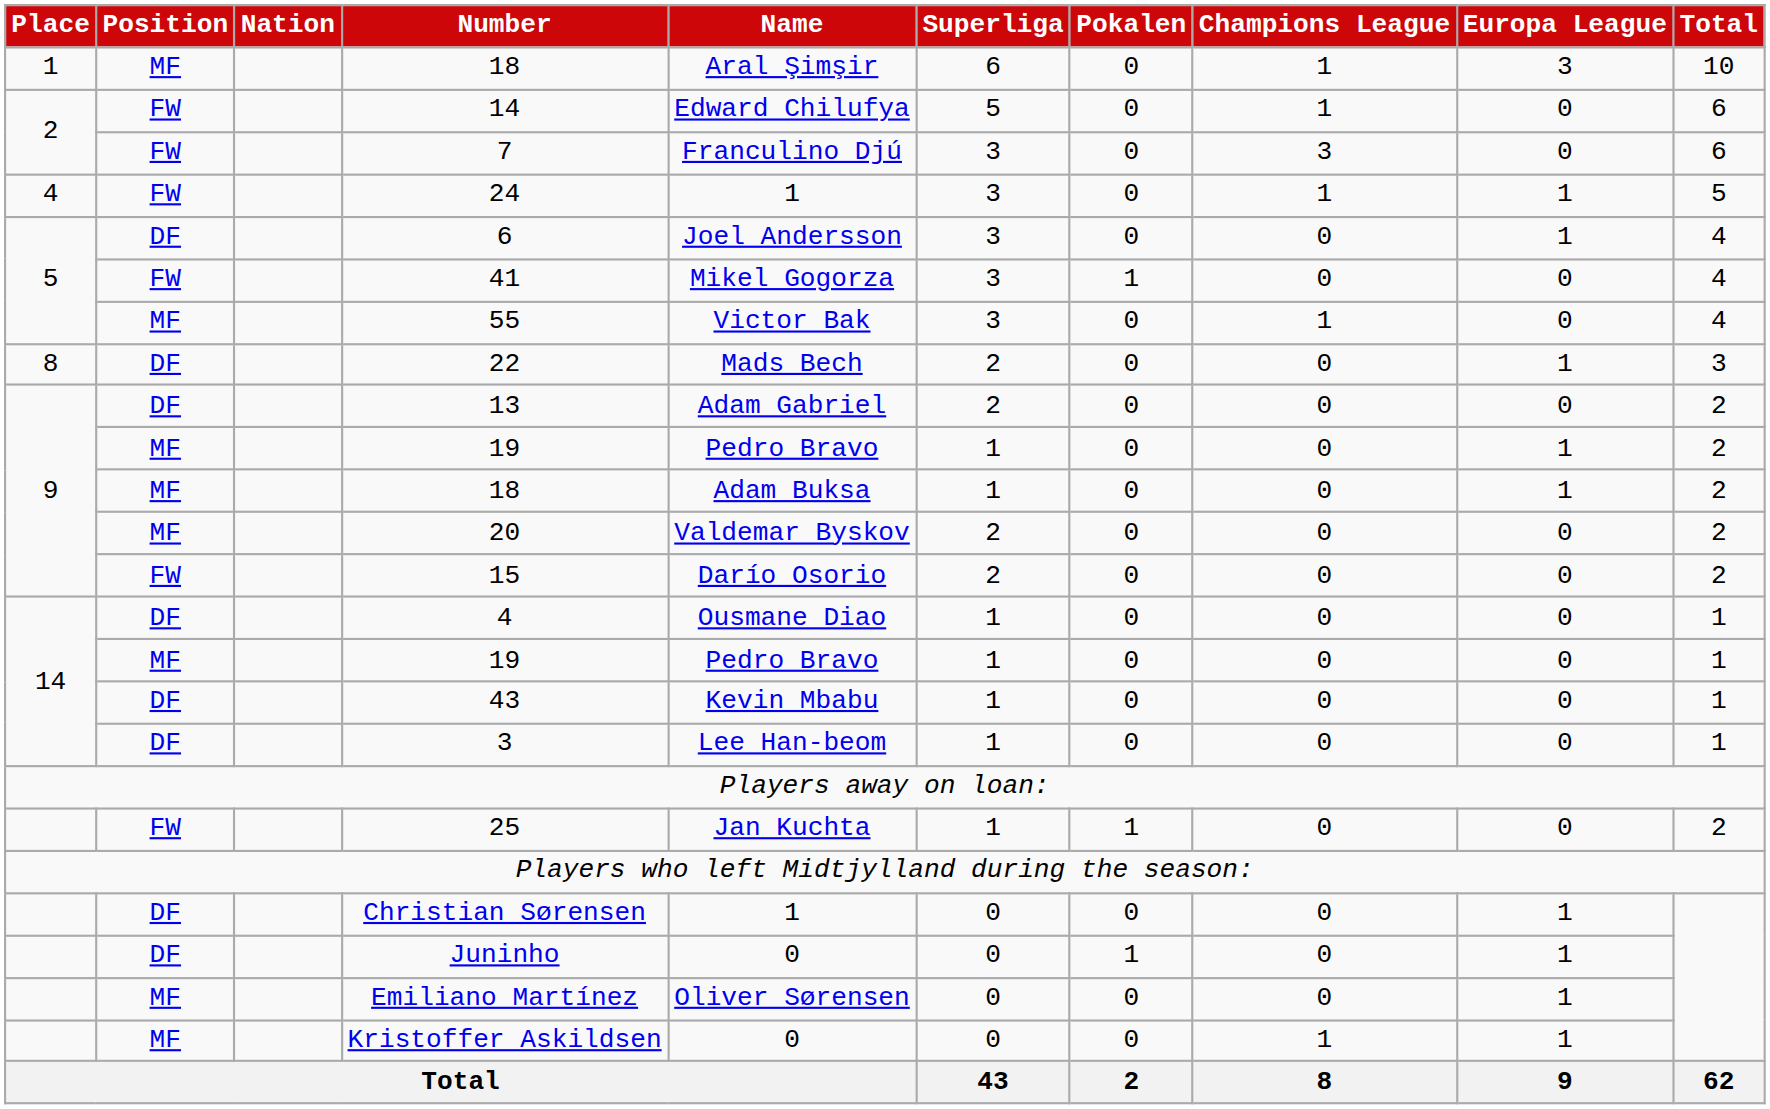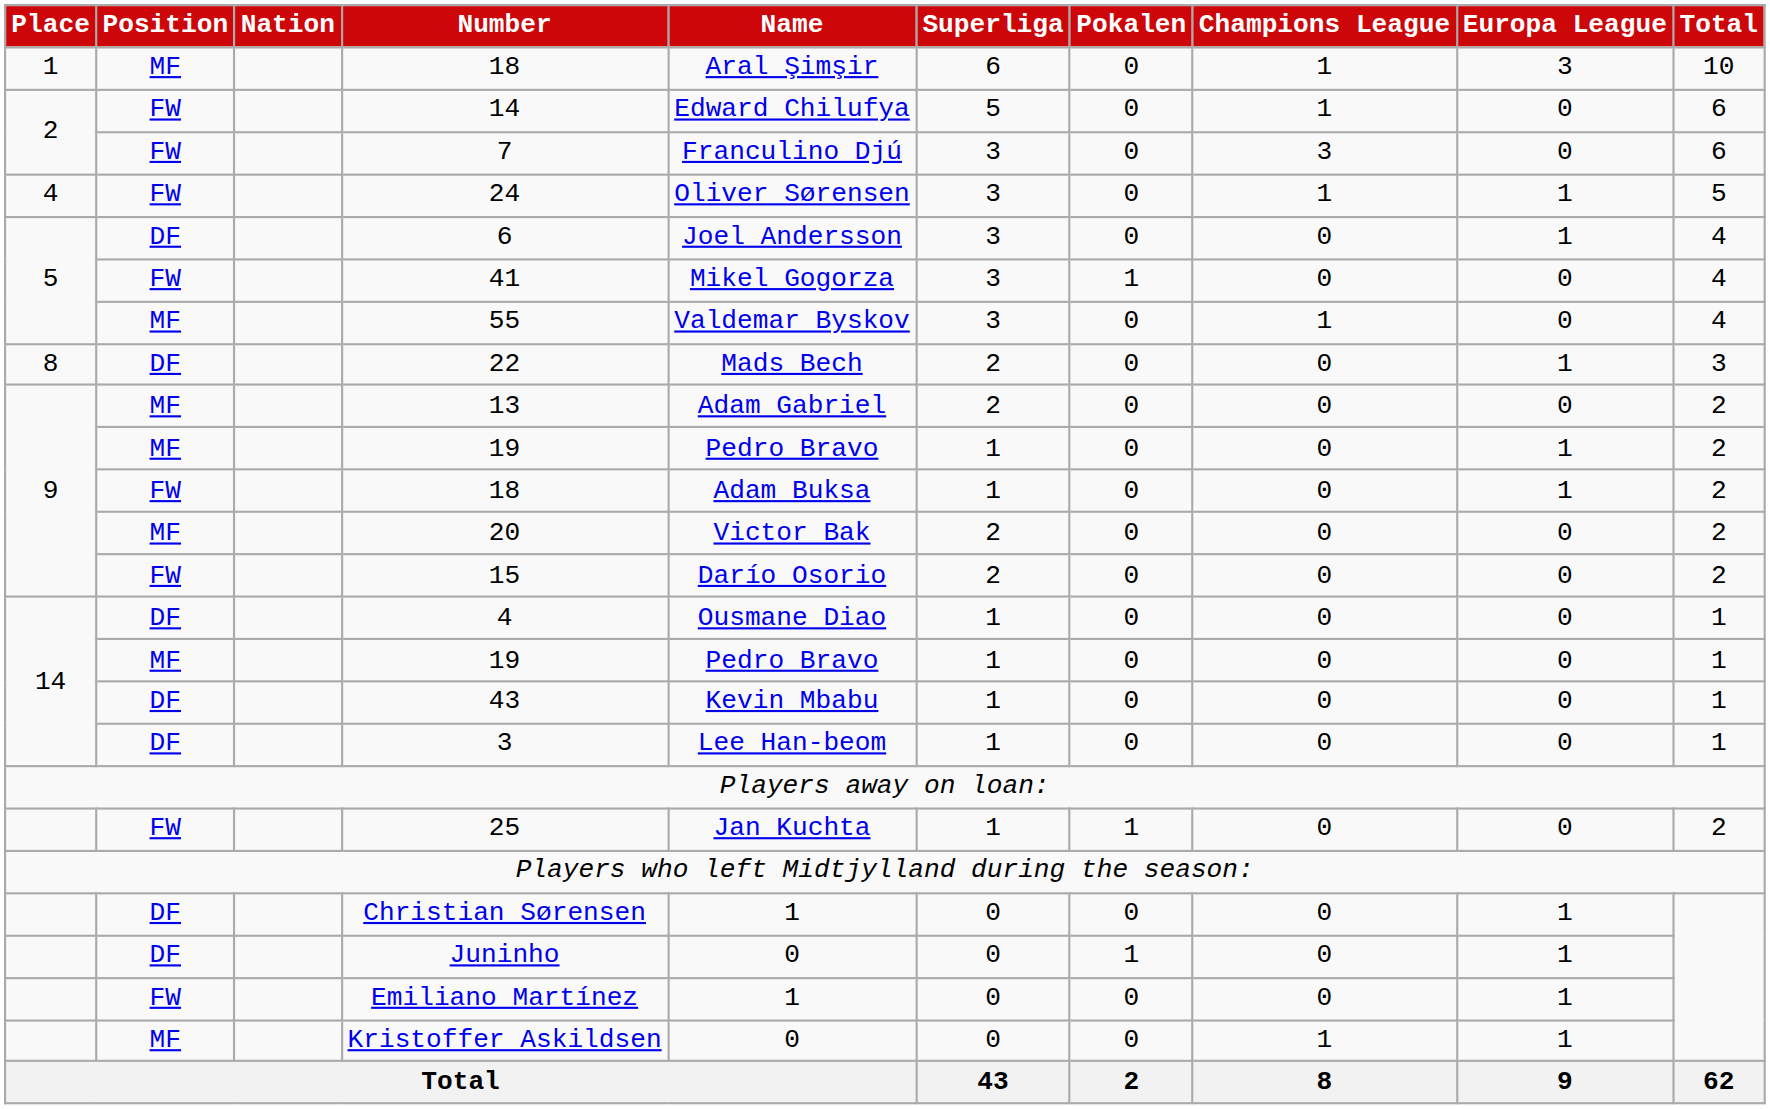(792, 196) 1 -> (792, 196) Oliver Sørensen
(792, 322) Victor Bak -> (792, 322) Valdemar Byskov
(165, 407) DF -> (165, 407) MF
(165, 491) MF -> (165, 491) FW
(792, 534) Valdemar Byskov -> (792, 534) Victor Bak
(165, 999) MF -> (165, 999) FW
(792, 999) Oliver Sørensen -> (792, 999) 1
